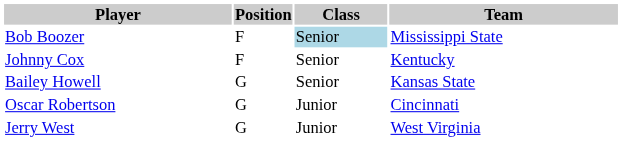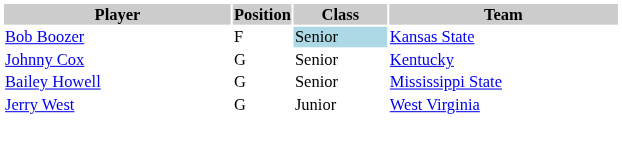(447, 37) Mississippi State -> (432, 37) Kansas State
(240, 59) F -> (240, 59) G
(433, 82) Kansas State -> (446, 82) Mississippi State
- row: (60, 104)
